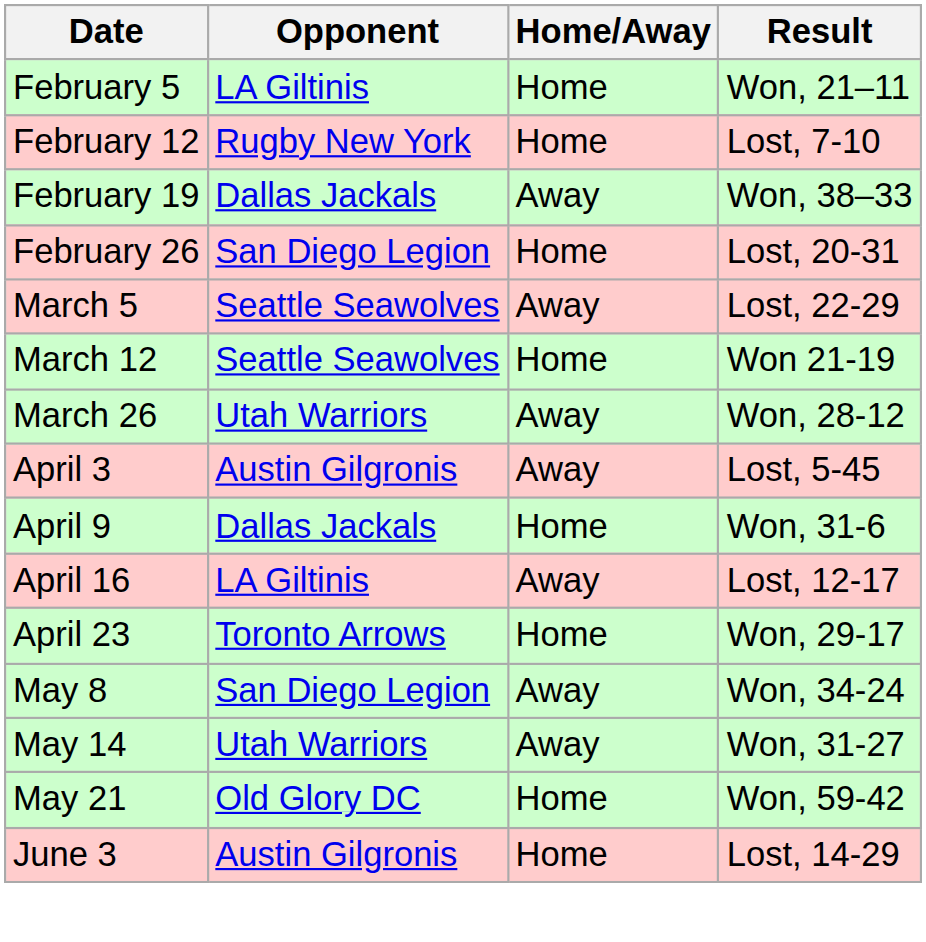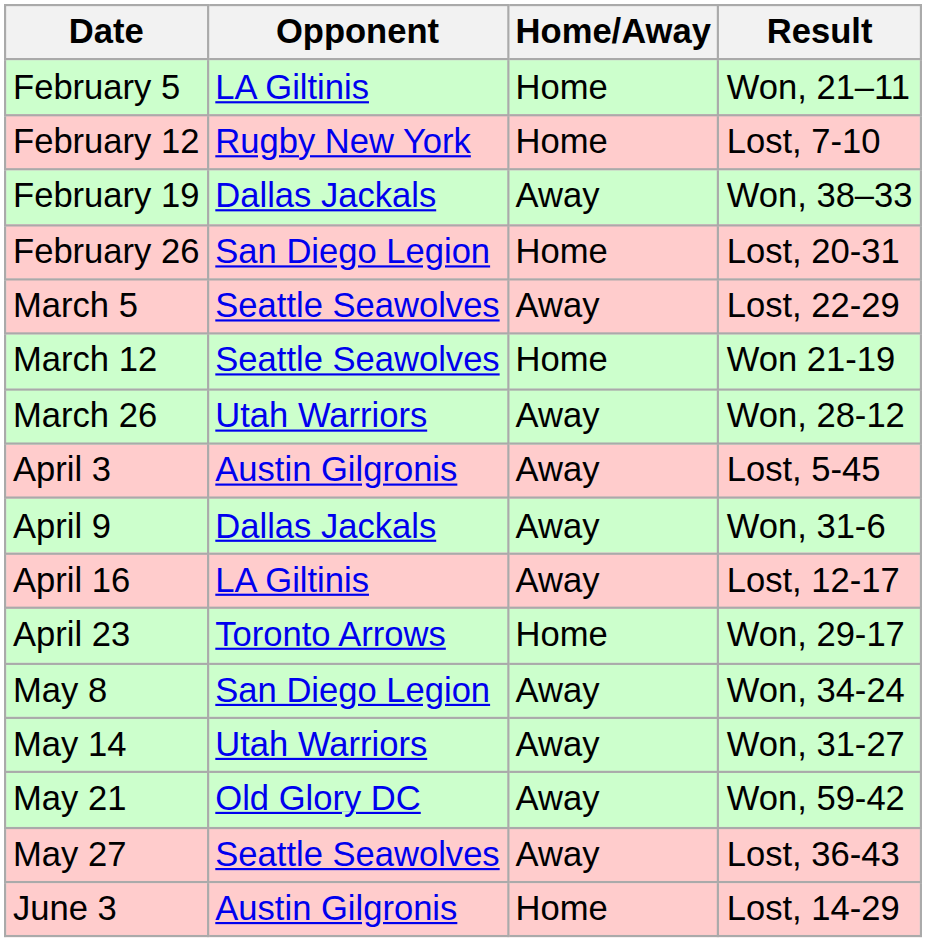(562, 525) Home -> (558, 525) Away
(562, 799) Home -> (558, 799) Away
+ row: (70, 854)
